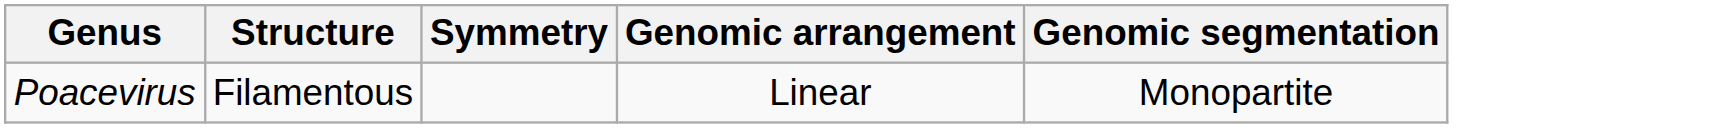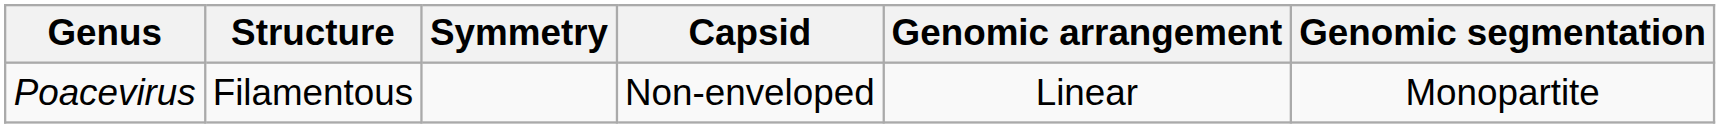+ column: (750, 33)
